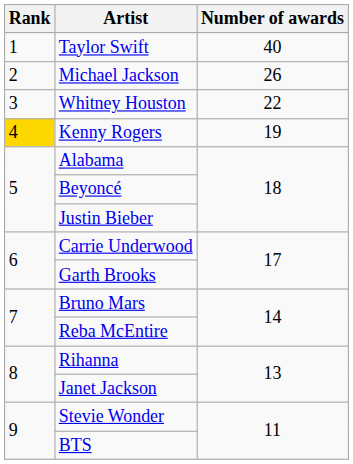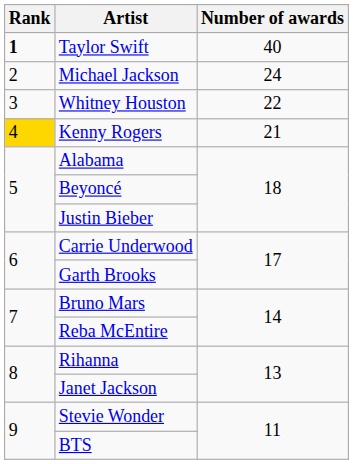(13, 47) normal -> (13, 47) bold
(272, 75) 26 -> (272, 75) 24
(272, 132) 19 -> (272, 132) 21
